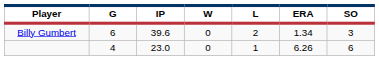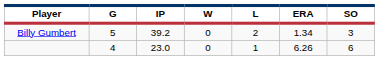(113, 32) 6 -> (113, 32) 5
(160, 32) 39.6 -> (160, 32) 39.2
